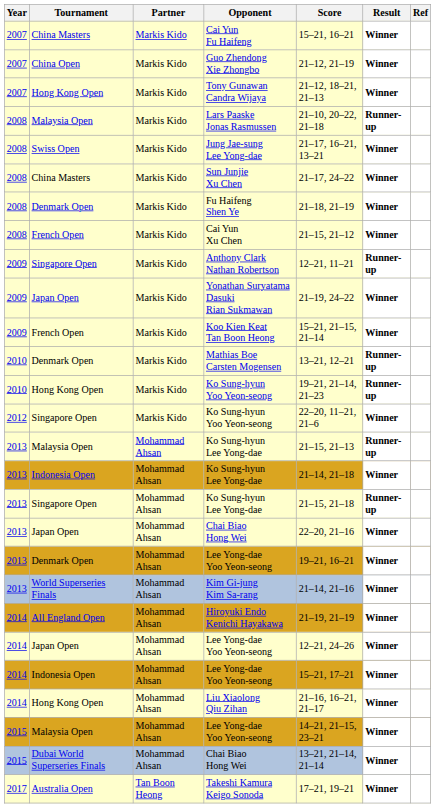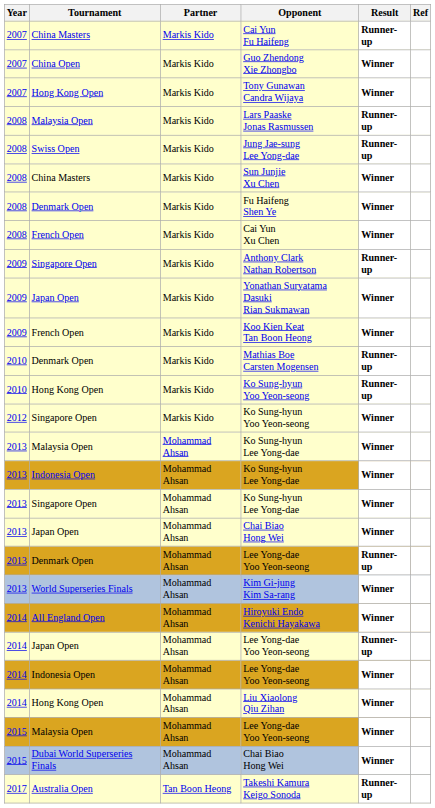- column: (330, 13)
(382, 35) Winner -> (379, 35) Runner-up
(382, 149) Winner -> (379, 149) Runner-up
(383, 447) Runner-up -> (378, 447) Winner
(383, 504) Runner-up -> (378, 504) Winner
(382, 561) Winner -> (379, 561) Runner-up
(382, 646) Winner -> (379, 646) Runner-up
(382, 789) Winner -> (379, 789) Runner-up
